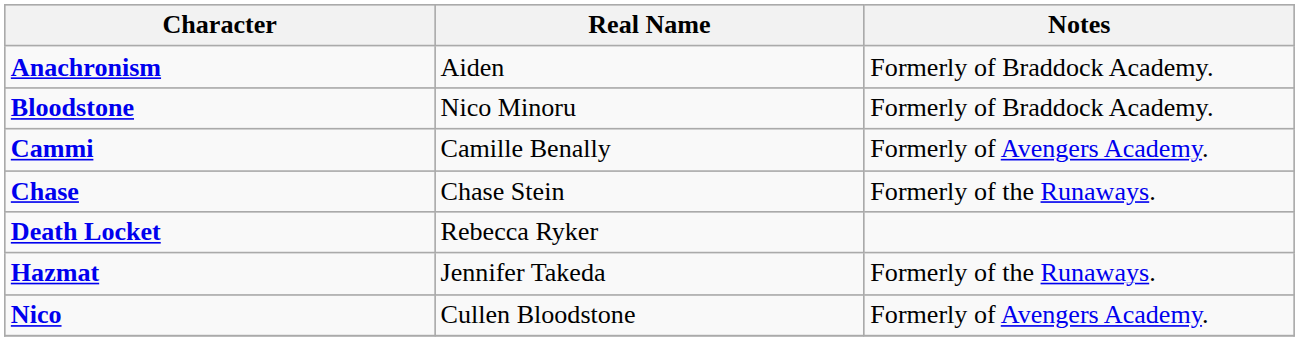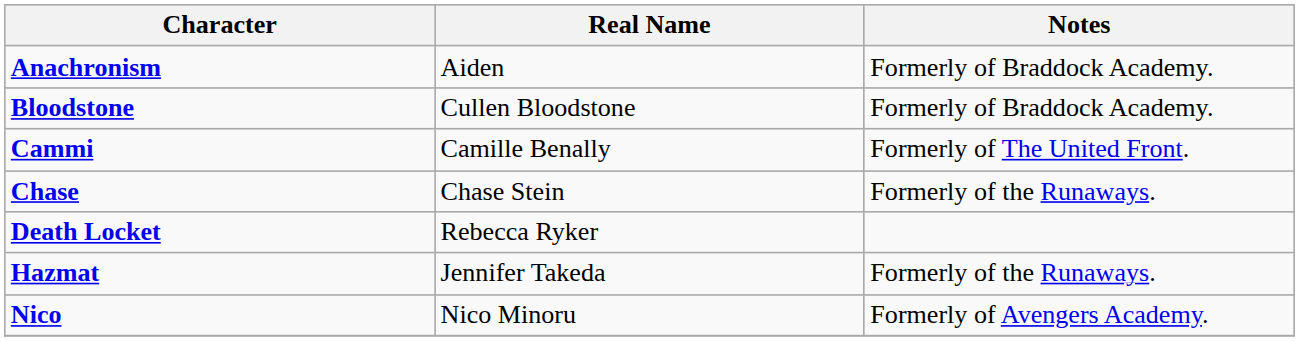(508, 107) Nico Minoru -> (538, 107) Cullen Bloodstone
(1039, 149) Formerly of Avengers Academy. -> (1030, 149) Formerly of The United Front.
(538, 314) Cullen Bloodstone -> (508, 314) Nico Minoru
